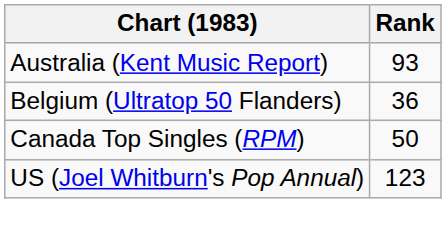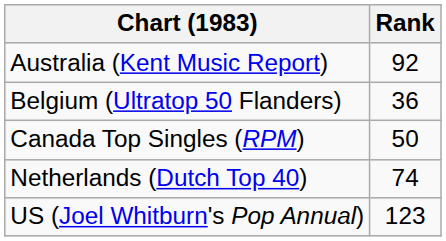(405, 62) 93 -> (405, 62) 92
+ row: (159, 178)
